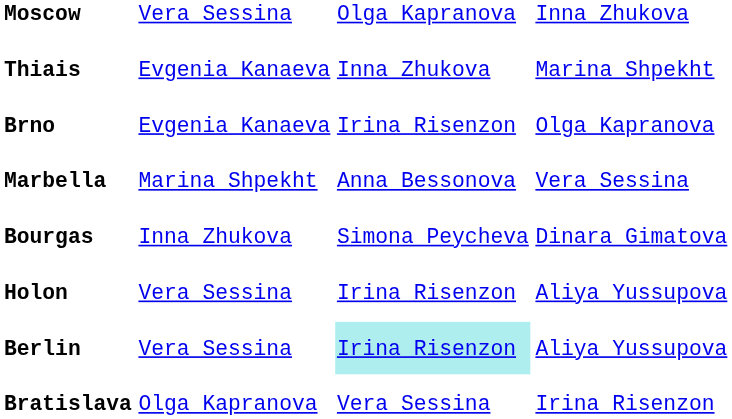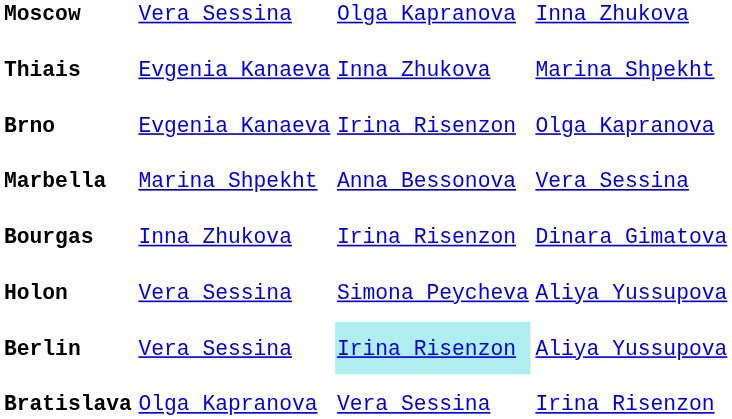(433, 237) Simona Peycheva -> (426, 237) Irina Risenzon
(426, 292) Irina Risenzon -> (433, 292) Simona Peycheva
